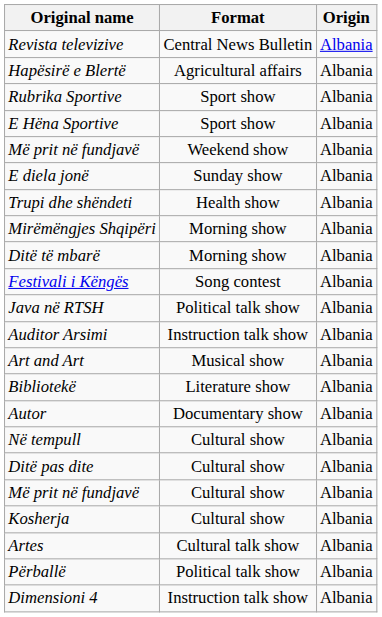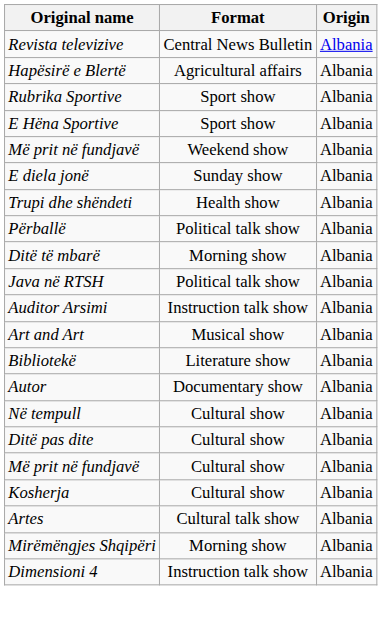rows swapped: (82, 228) <-> (37, 571)
- row: (68, 281)
